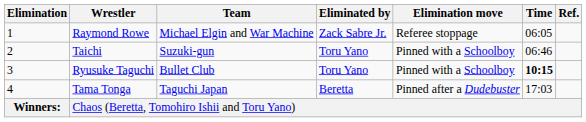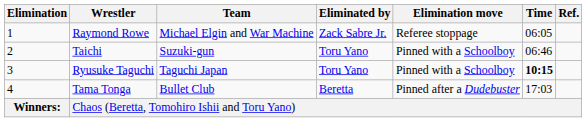(187, 70) Bullet Club -> (194, 70) Taguchi Japan
(194, 88) Taguchi Japan -> (187, 88) Bullet Club
